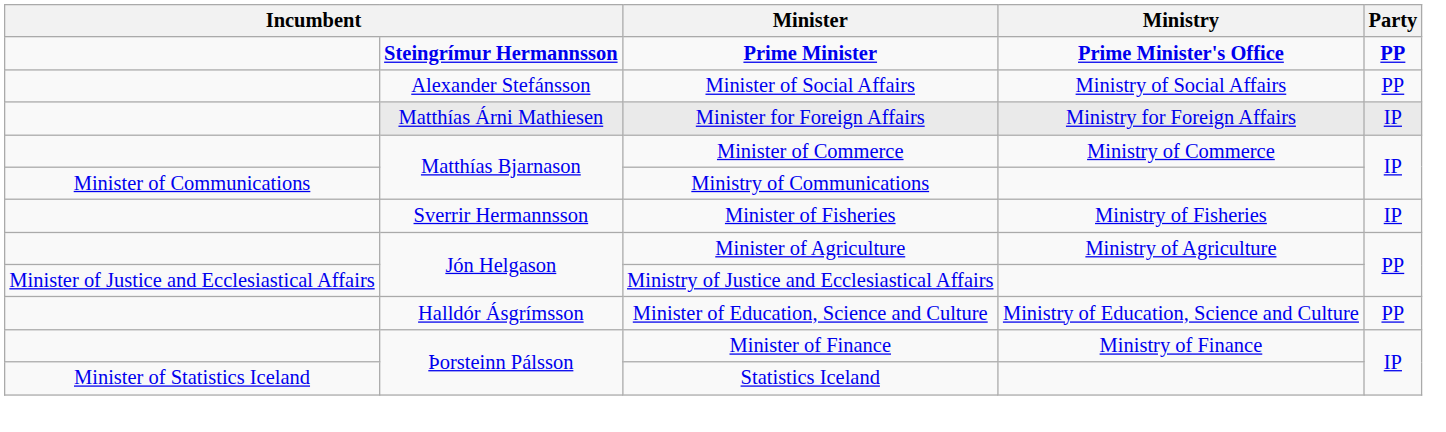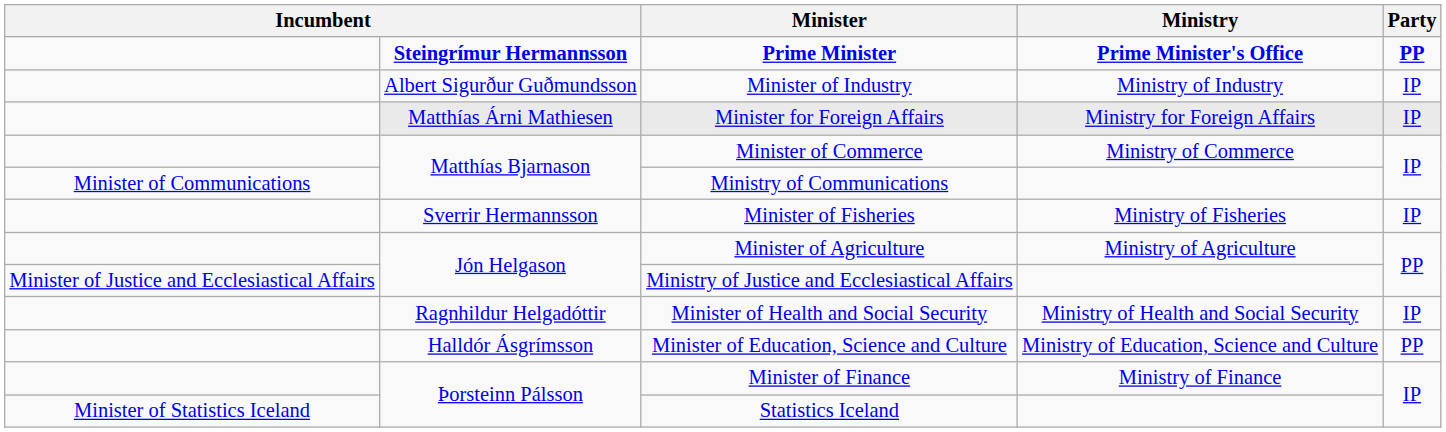+ row: (829, 85)
- row: (810, 85)
+ row: (829, 313)
